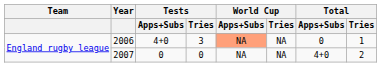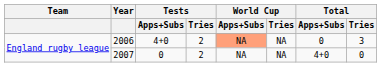(201, 40) 3 -> (201, 40) 2
(362, 40) 1 -> (362, 40) 3
(201, 55) 0 -> (201, 55) 2
(362, 55) 2 -> (362, 55) 0
